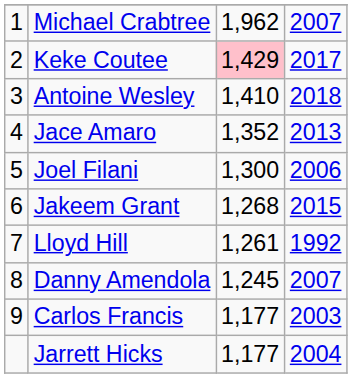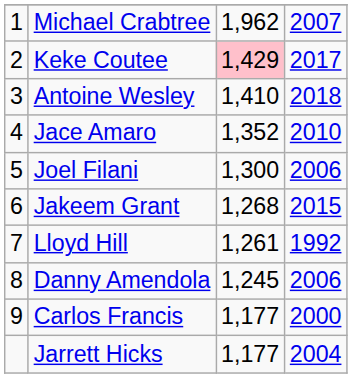(316, 133) 2013 -> (316, 133) 2010
(316, 280) 2007 -> (316, 280) 2006
(316, 317) 2003 -> (316, 317) 2000
